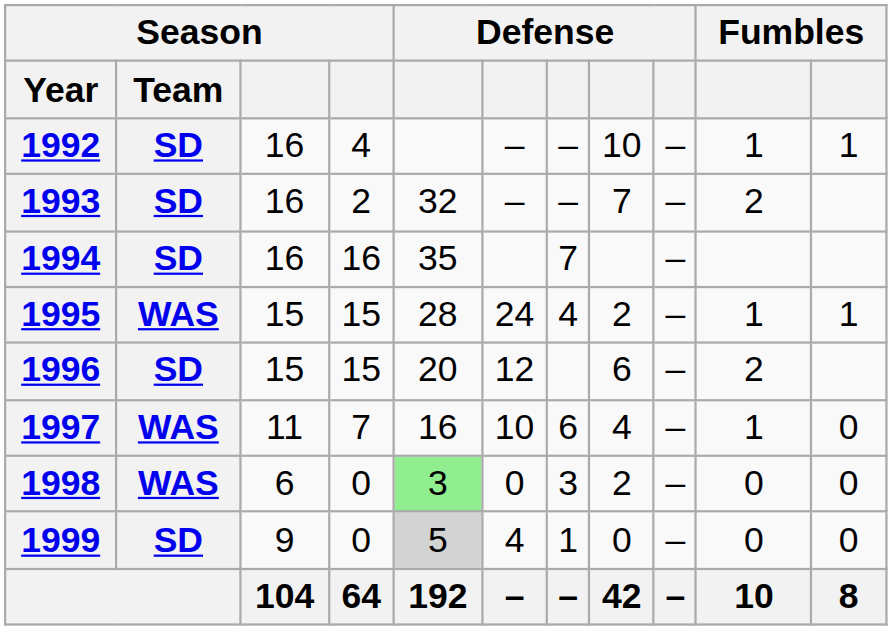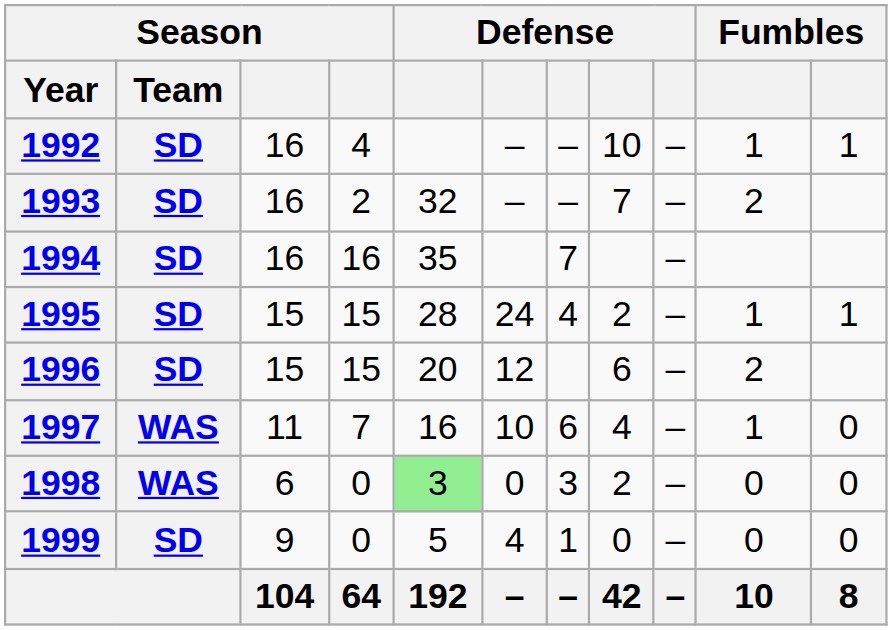(178, 314) WAS -> (178, 314) SD
(438, 539) lightgrey background -> (438, 539) no background
